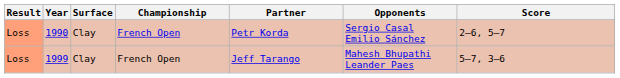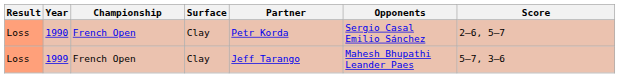columns swapped: (172, 12) <-> (93, 12)
